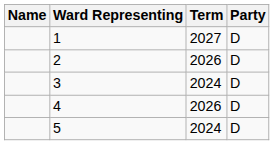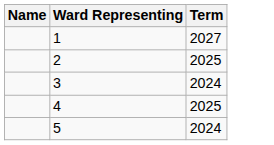- column: (248, 15)
(206, 60) 2026 -> (206, 60) 2025
(206, 106) 2026 -> (206, 106) 2025
